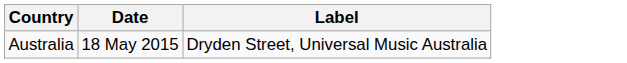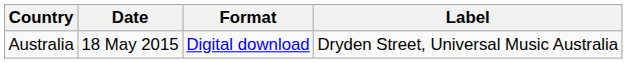+ column: (248, 17)
